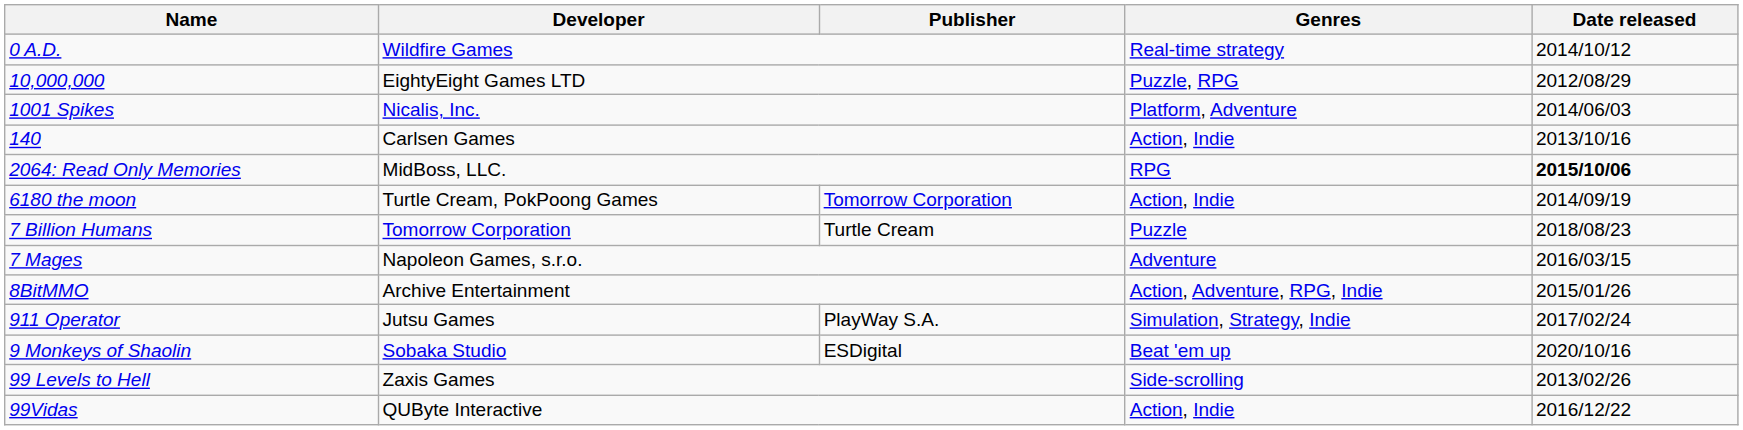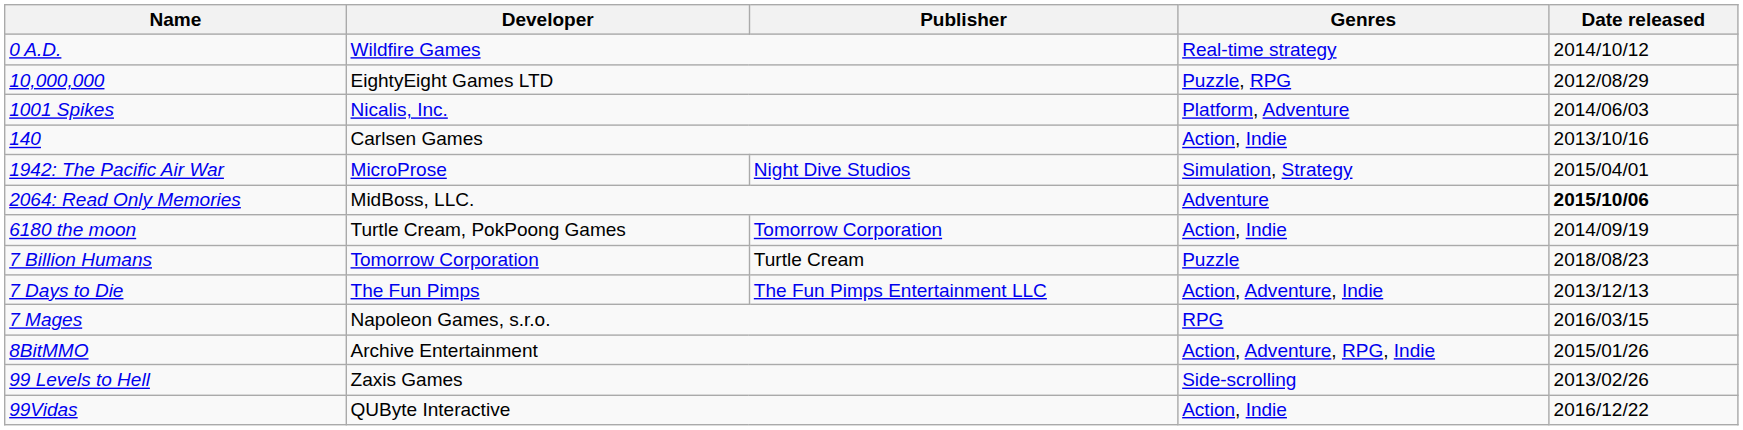+ row: (117, 169)
(1150, 169) RPG -> (1226, 199) Adventure
+ row: (66, 289)
(1173, 259) Adventure -> (1203, 319) RPG
- row: (65, 319)
- row: (100, 349)
